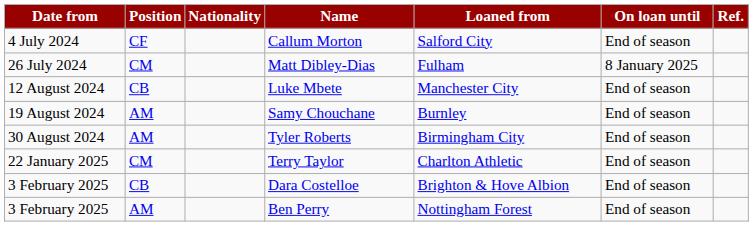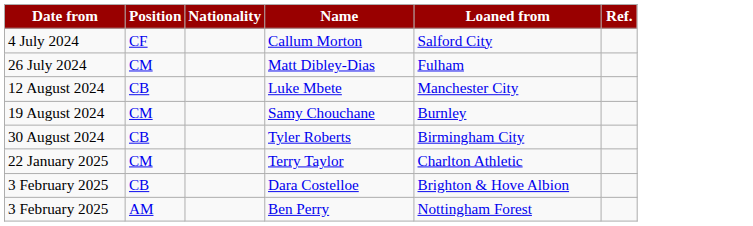- column: (657, 16)
(141, 112) AM -> (141, 112) CM
(141, 137) AM -> (139, 137) CB
